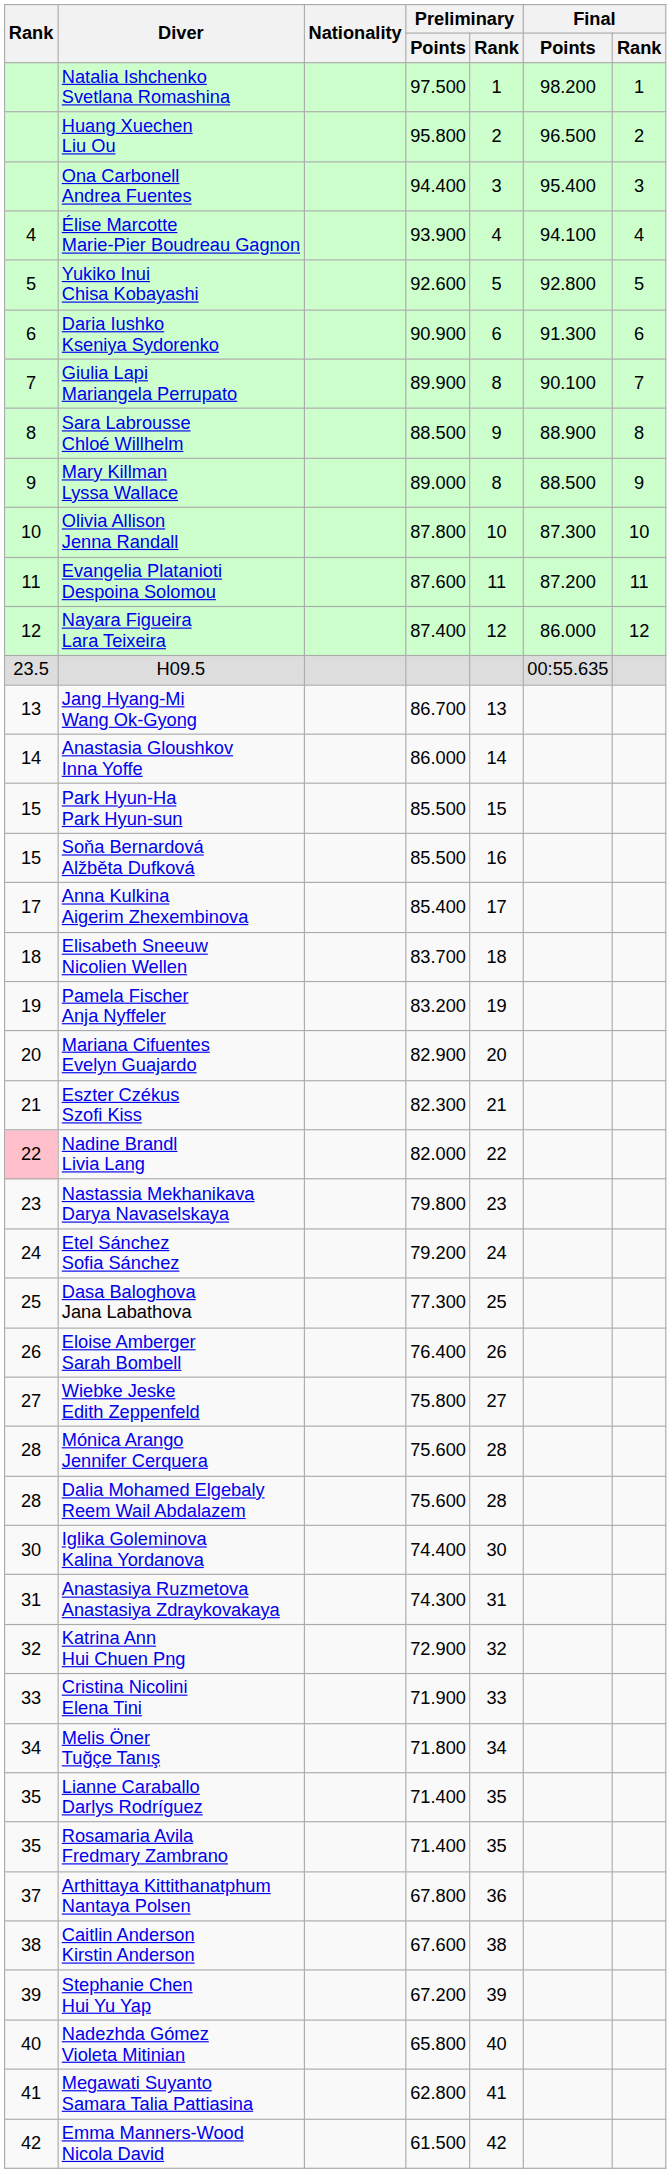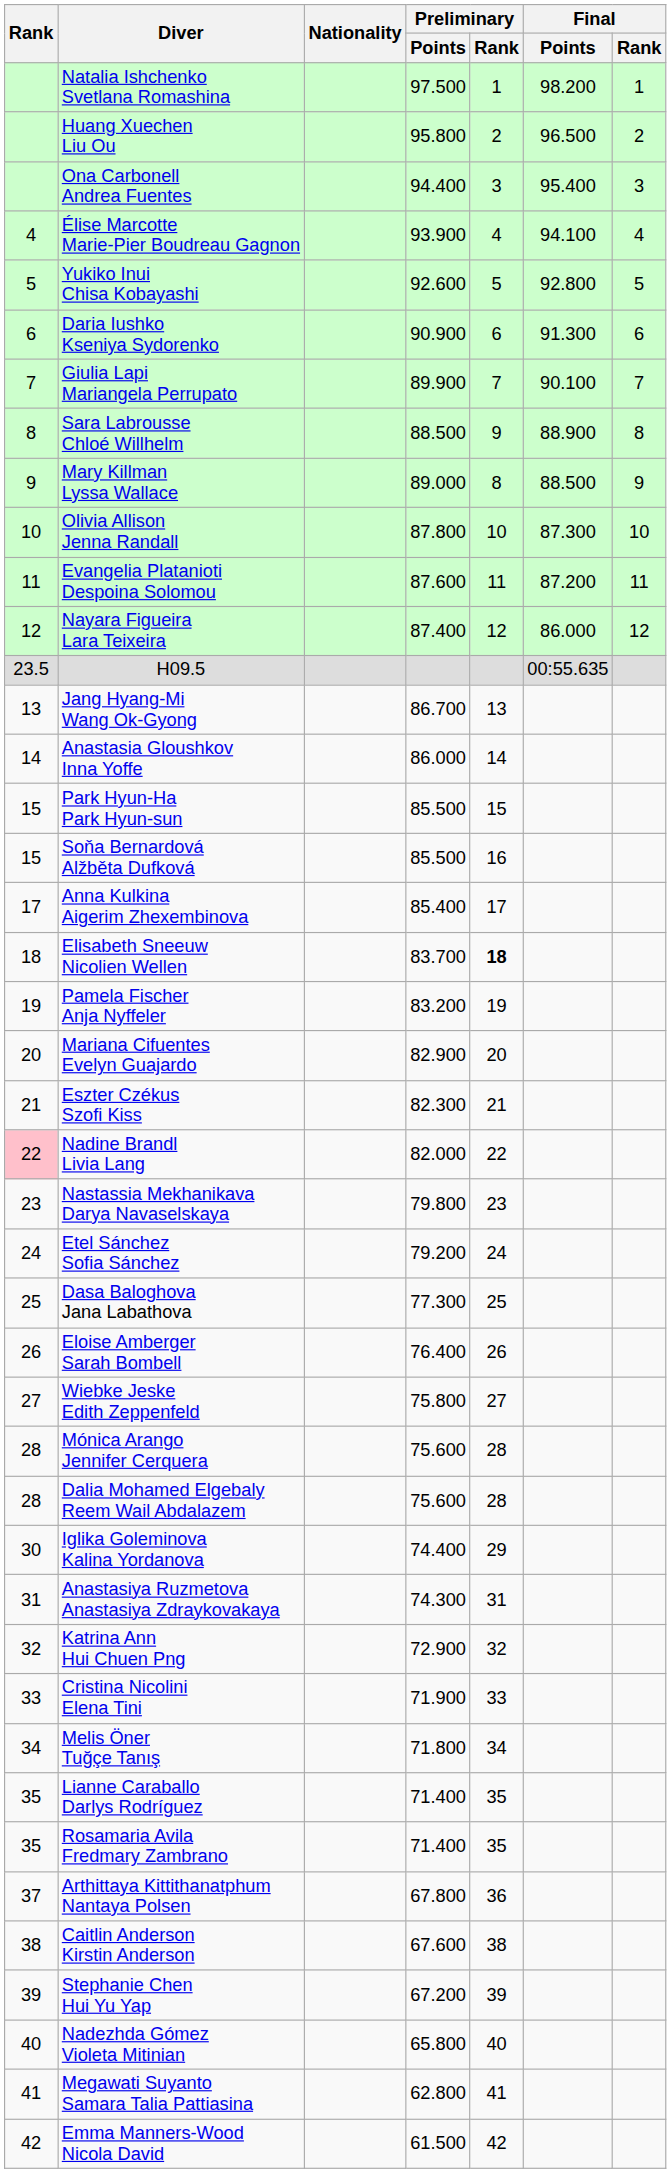(497, 383) 8 -> (497, 383) 7
(497, 956) normal -> (497, 956) bold
(497, 1549) 30 -> (497, 1549) 29
